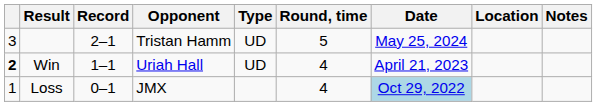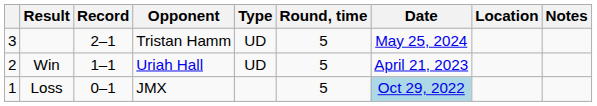(12, 64) bold -> (12, 64) normal
(323, 64) 4 -> (323, 64) 5
(323, 88) 4 -> (323, 88) 5
